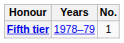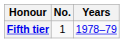columns swapped: (108, 12) <-> (74, 12)
